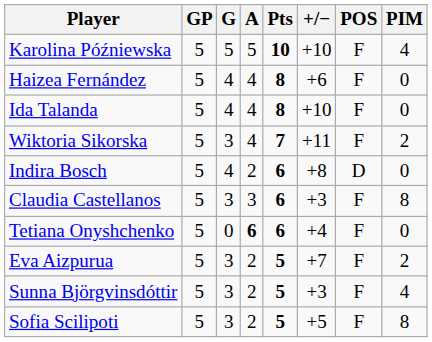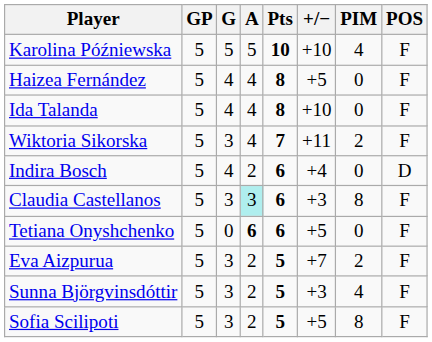columns swapped: (405, 19) <-> (359, 19)
(317, 79) +6 -> (317, 79) +5
(317, 170) +8 -> (317, 170) +4
(252, 200) no background -> (252, 200) paleturquoise background
(317, 230) +4 -> (317, 230) +5
